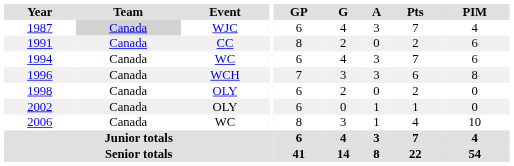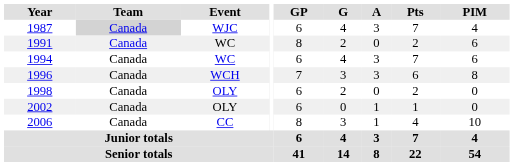(225, 43) CC -> (225, 43) WC
(225, 122) WC -> (225, 122) CC
